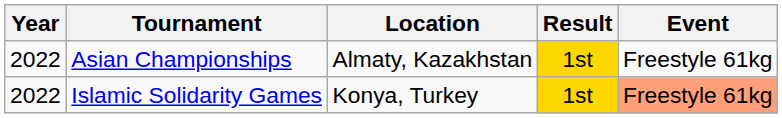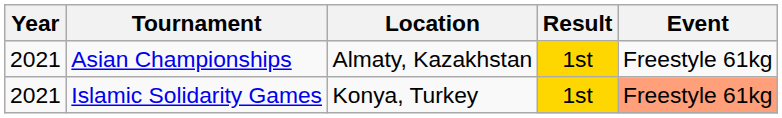(35, 59) 2022 -> (35, 59) 2021
(35, 95) 2022 -> (35, 95) 2021
